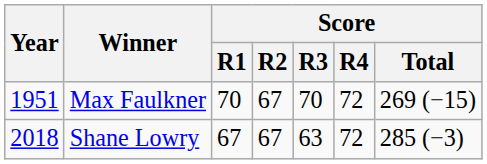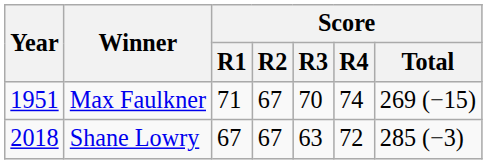(229, 100) 70 -> (229, 100) 71
(351, 100) 72 -> (351, 100) 74
